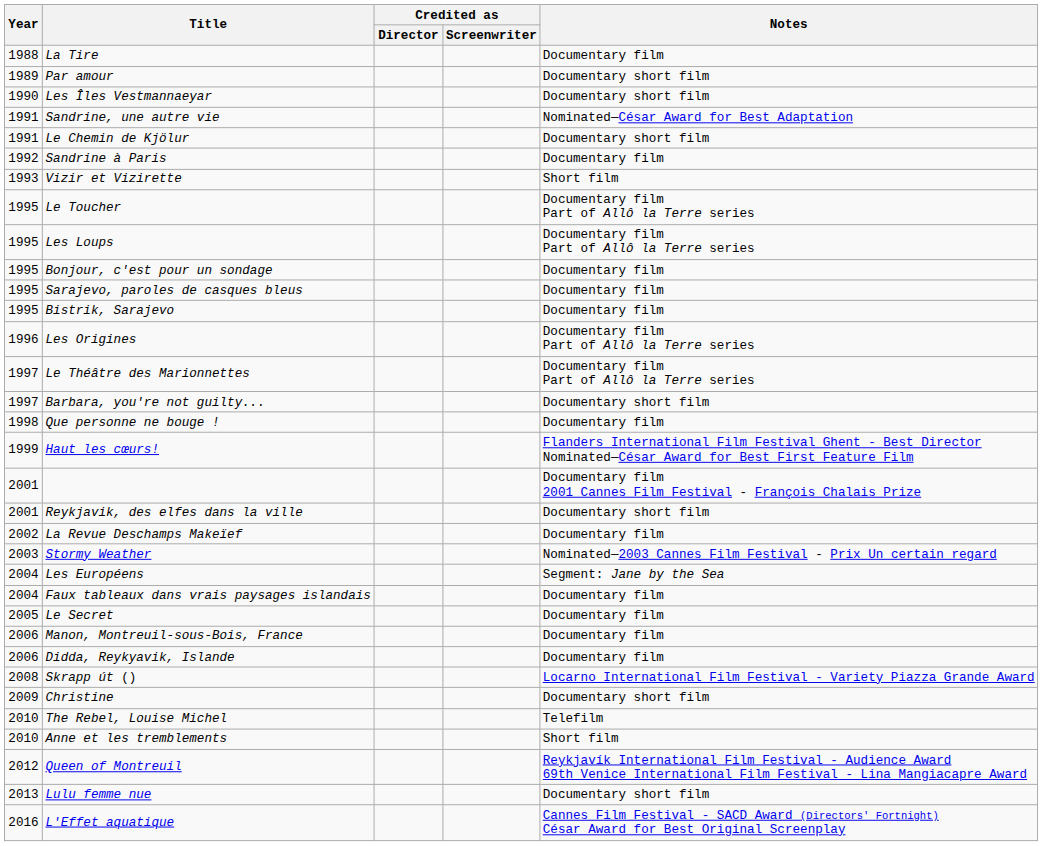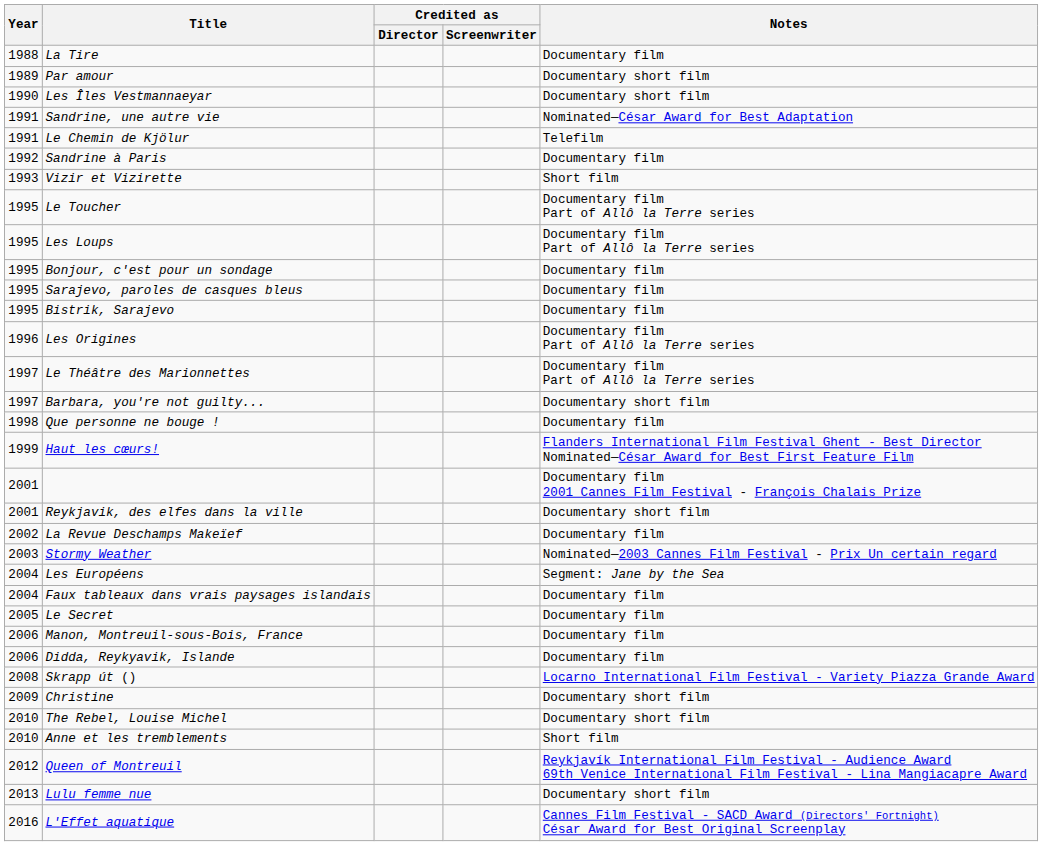(626, 138) Documentary short film -> (573, 138) Telefilm
(573, 719) Telefilm -> (626, 719) Documentary short film
